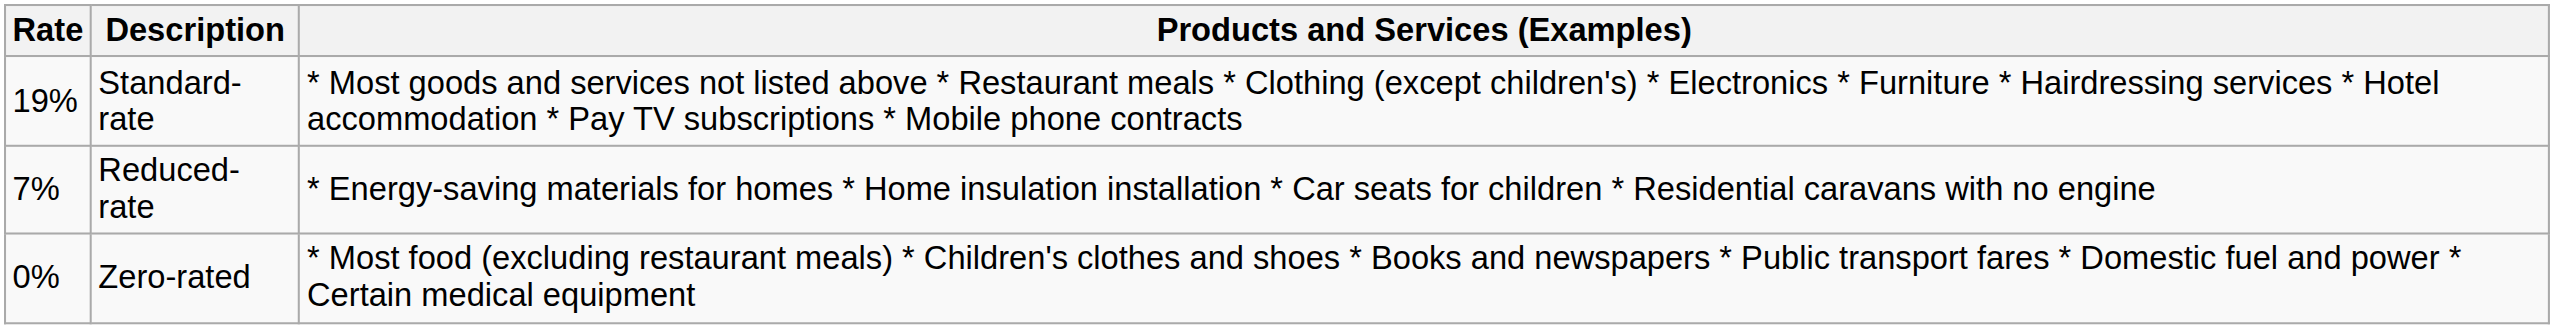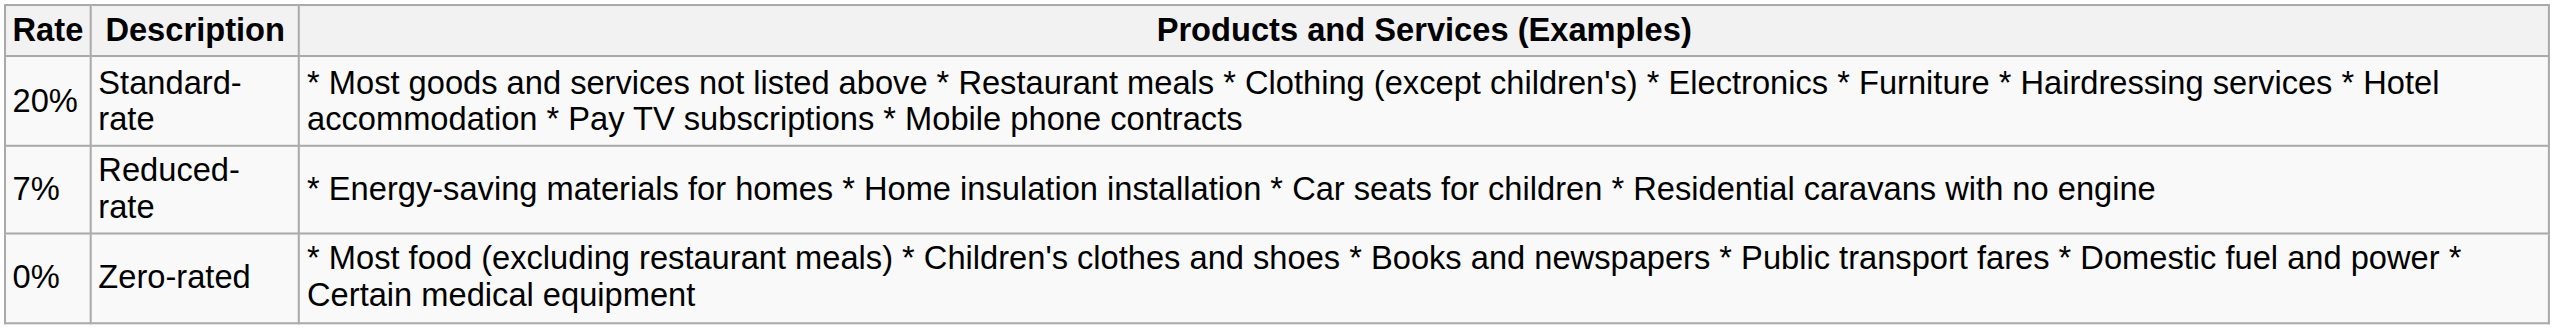(45, 100) 19% -> (45, 100) 20%
